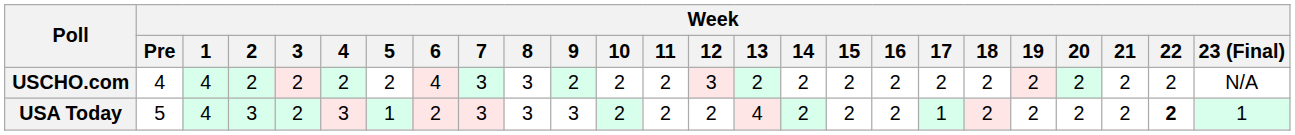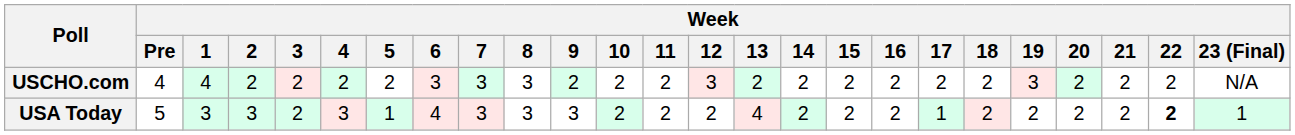(435, 82) 4 -> (435, 82) 3
(1033, 82) 2 -> (1033, 82) 3
(206, 113) 4 -> (206, 113) 3
(435, 113) 2 -> (435, 113) 4
